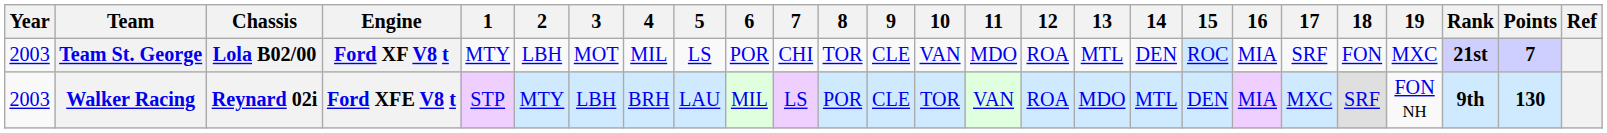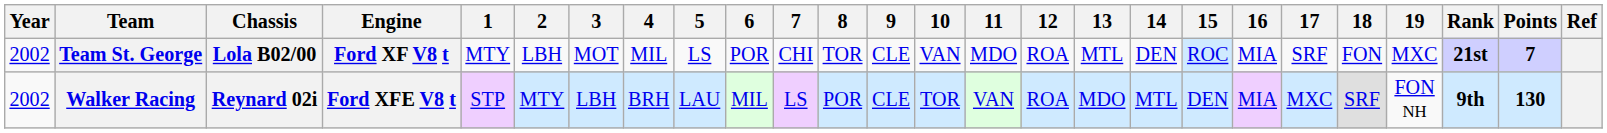(30, 54) 2003 -> (30, 54) 2002
(30, 99) 2003 -> (30, 99) 2002
